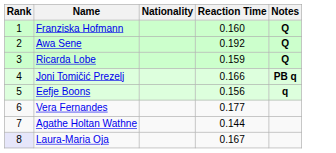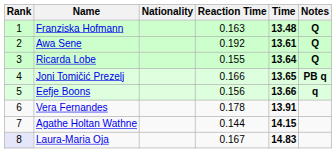+ column: (284, 12)
(232, 28) 0.160 -> (232, 28) 0.163
(232, 60) 0.159 -> (232, 60) 0.155
(232, 108) 0.177 -> (232, 108) 0.178
